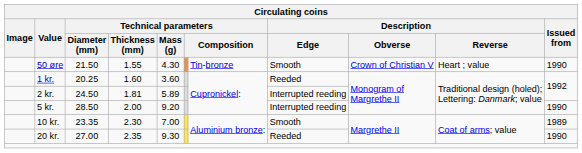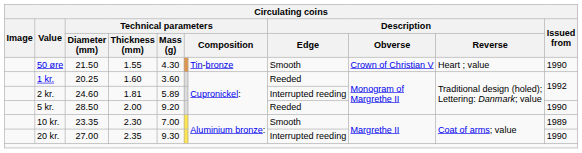(87, 93) 24.50 -> (87, 93) 24.60
(308, 108) Interrupted reeding -> (286, 108) Reeded
(286, 136) Reeded -> (308, 136) Interrupted reeding
